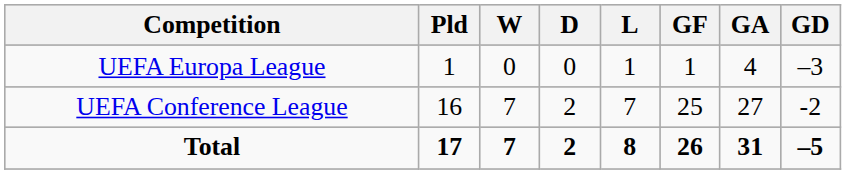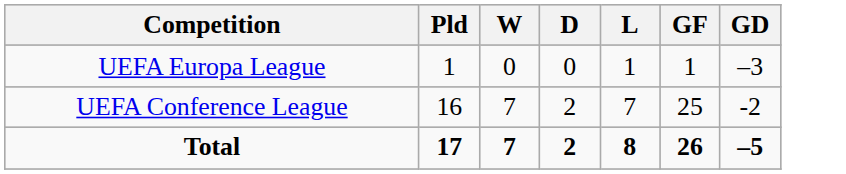- column: (750, 24)
